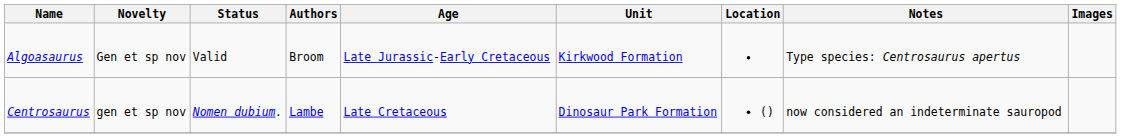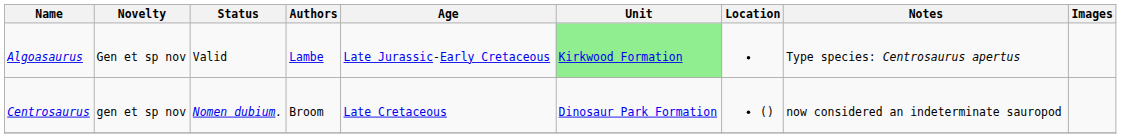(306, 57) Broom -> (306, 57) Lambe
(621, 57) no background -> (621, 57) lightgreen background
(306, 112) Lambe -> (306, 112) Broom
